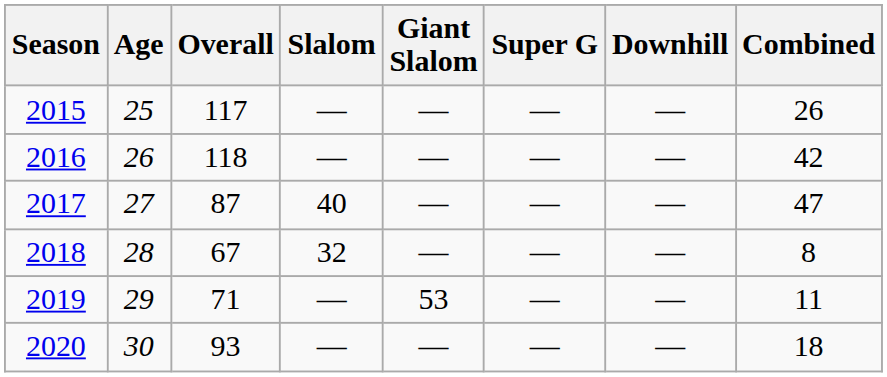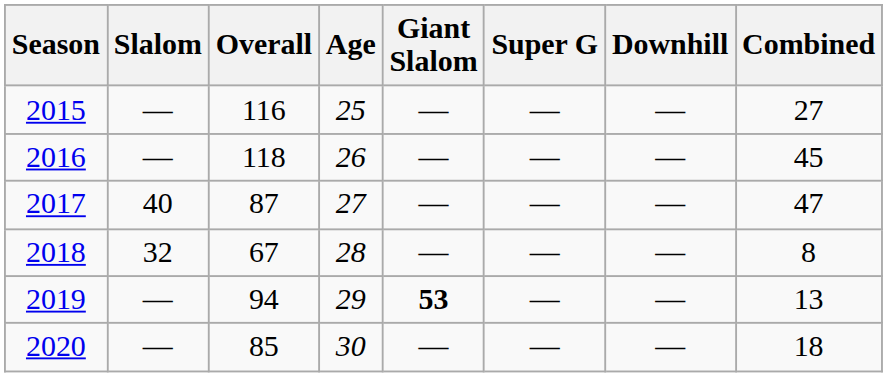columns swapped: (139, 45) <-> (332, 45)
(226, 109) 117 -> (264, 109) 116
(809, 109) 26 -> (809, 109) 27
(809, 156) 42 -> (809, 156) 45
(226, 299) 71 -> (264, 299) 94
(434, 299) normal -> (434, 299) bold
(809, 299) 11 -> (809, 299) 13
(226, 346) 93 -> (264, 346) 85
